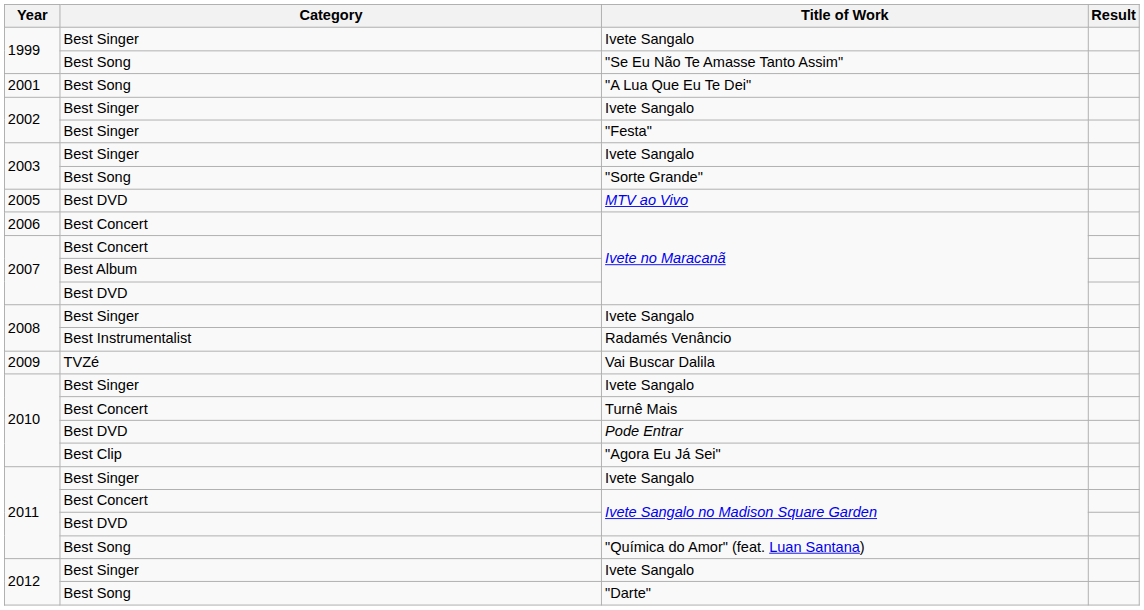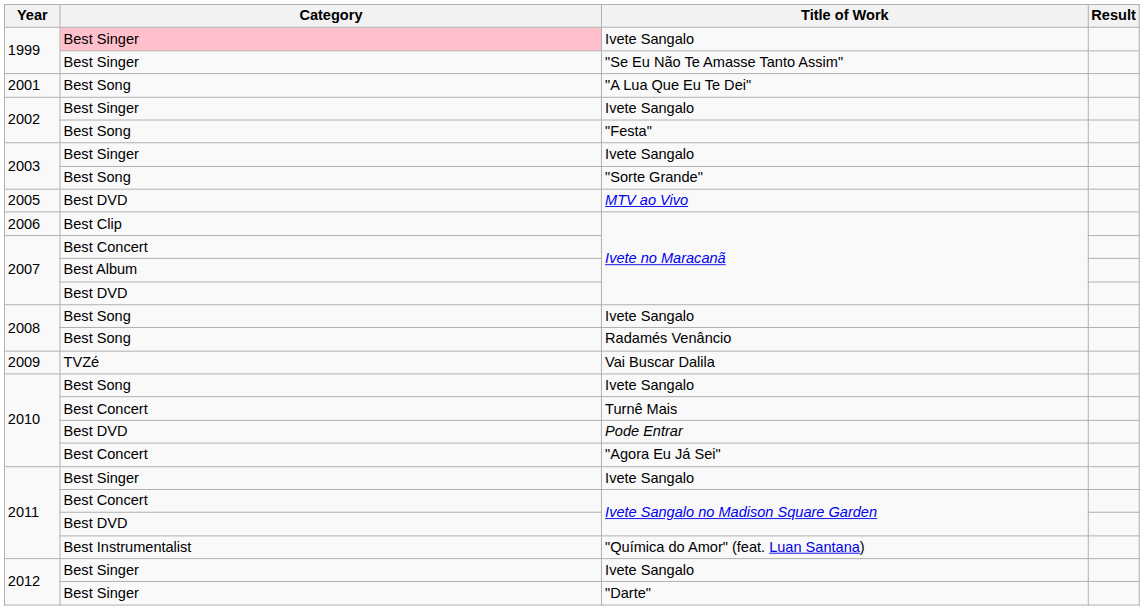(101, 39) no background -> (101, 39) pink background
(97, 62) Best Song -> (101, 62) Best Singer
(101, 131) Best Singer -> (97, 131) Best Song
(106, 223) Best Concert -> (93, 223) Best Clip
(101, 316) Best Singer -> (97, 316) Best Song
(127, 339) Best Instrumentalist -> (97, 339) Best Song
(101, 385) Best Singer -> (97, 385) Best Song
(93, 454) Best Clip -> (106, 454) Best Concert
(97, 547) Best Song -> (127, 547) Best Instrumentalist
(97, 593) Best Song -> (101, 593) Best Singer
